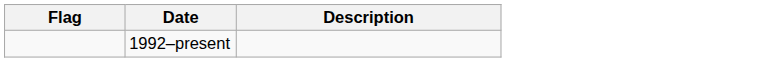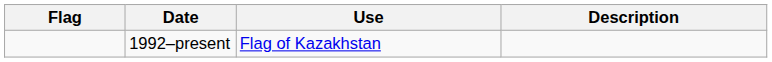+ column: (369, 17)
